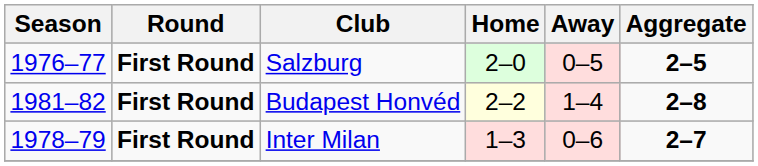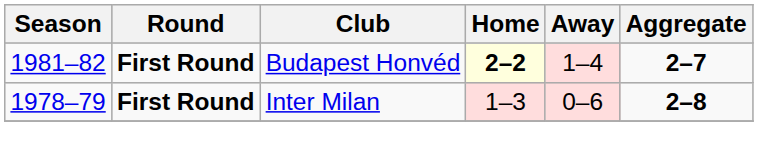- row: (314, 62)
(506, 101) normal -> (506, 62) bold
(686, 101) 2–8 -> (686, 62) 2–7
(686, 140) 2–7 -> (686, 101) 2–8
